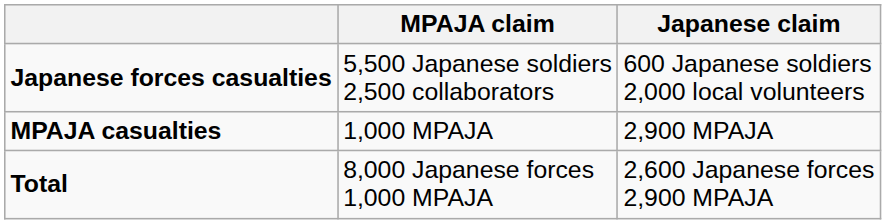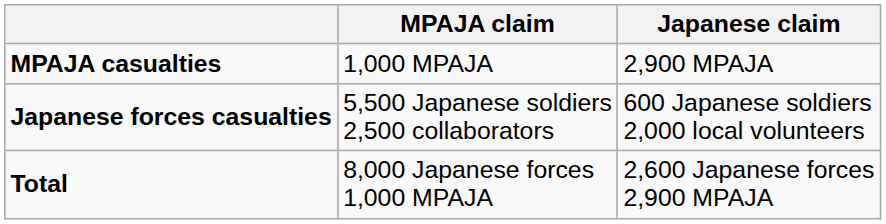rows swapped: (171, 77) <-> (116, 130)
